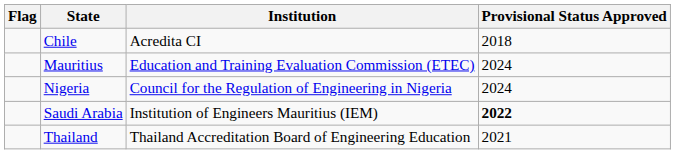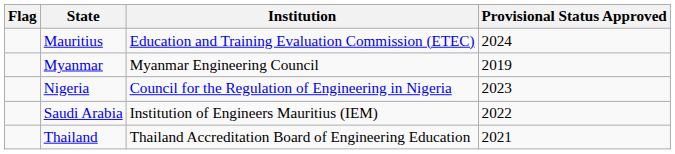- row: (60, 40)
+ row: (73, 64)
(497, 88) 2024 -> (497, 88) 2023
(497, 112) bold -> (497, 112) normal
